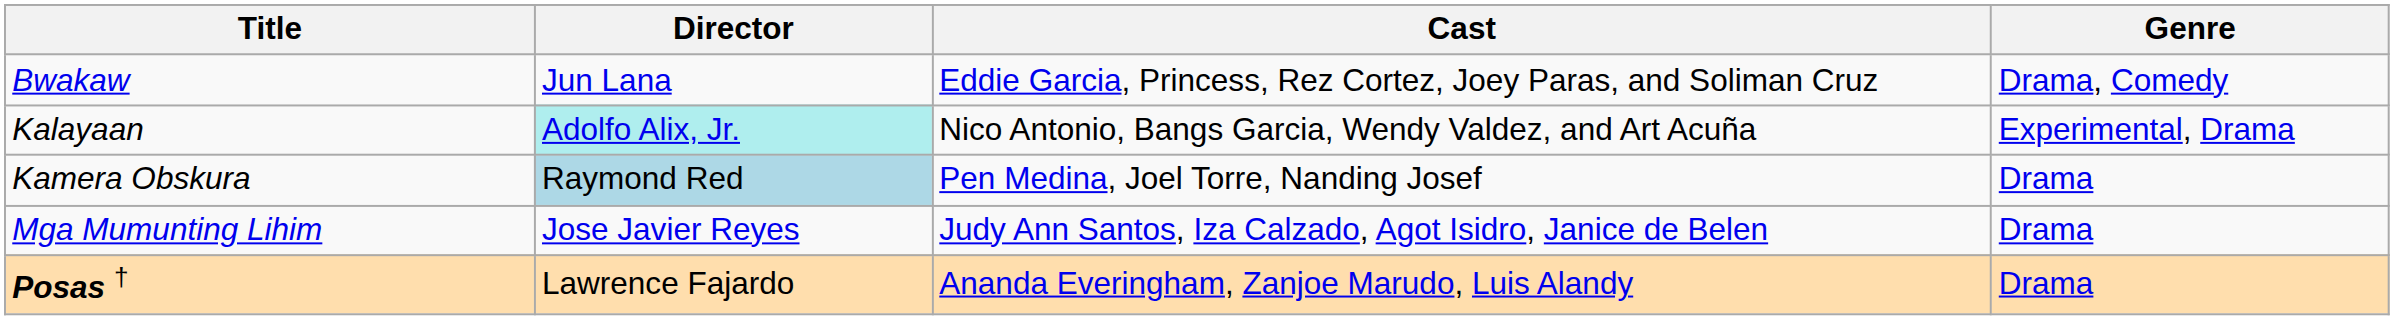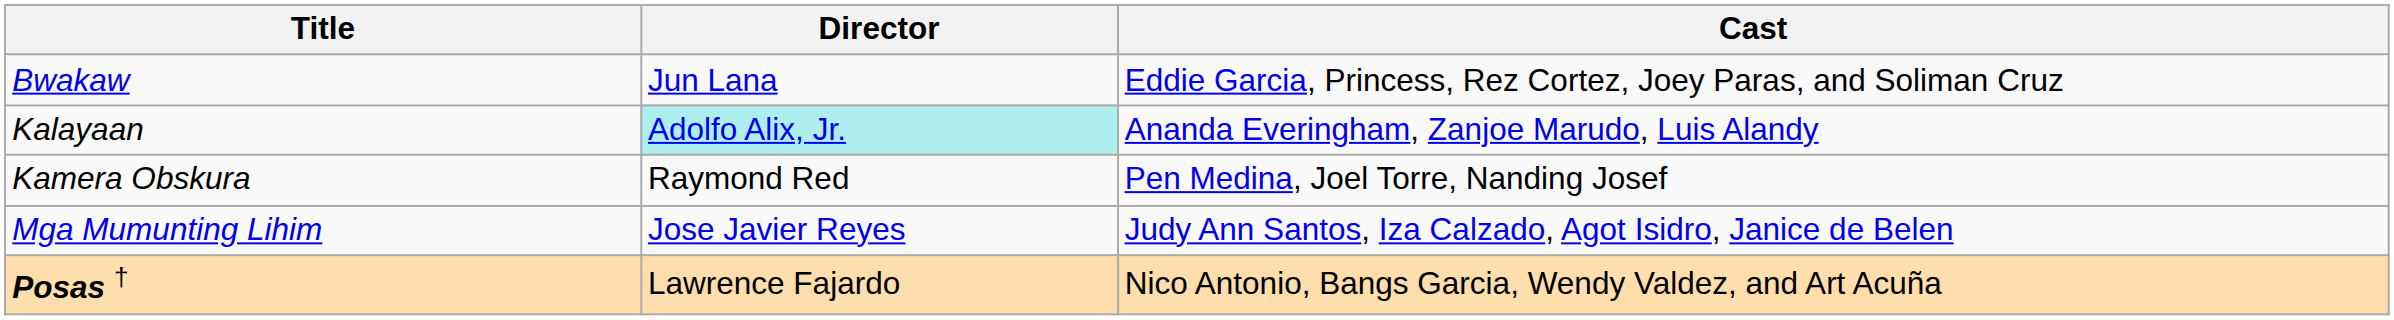- column: (2190, 29)
(1348, 129) Nico Antonio, Bangs Garcia, Wendy Valdez, and Art Acuña -> (1472, 129) Ananda Everingham, Zanjoe Marudo, Luis Alandy
(643, 179) lightblue background -> (749, 179) no background
(1286, 283) Ananda Everingham, Zanjoe Marudo, Luis Alandy -> (1533, 283) Nico Antonio, Bangs Garcia, Wendy Valdez, and Art Acuña
